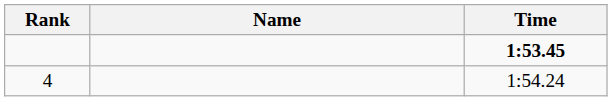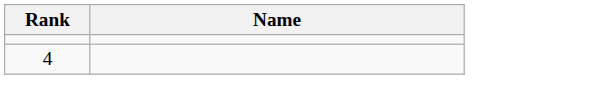- column: (536, 19)
